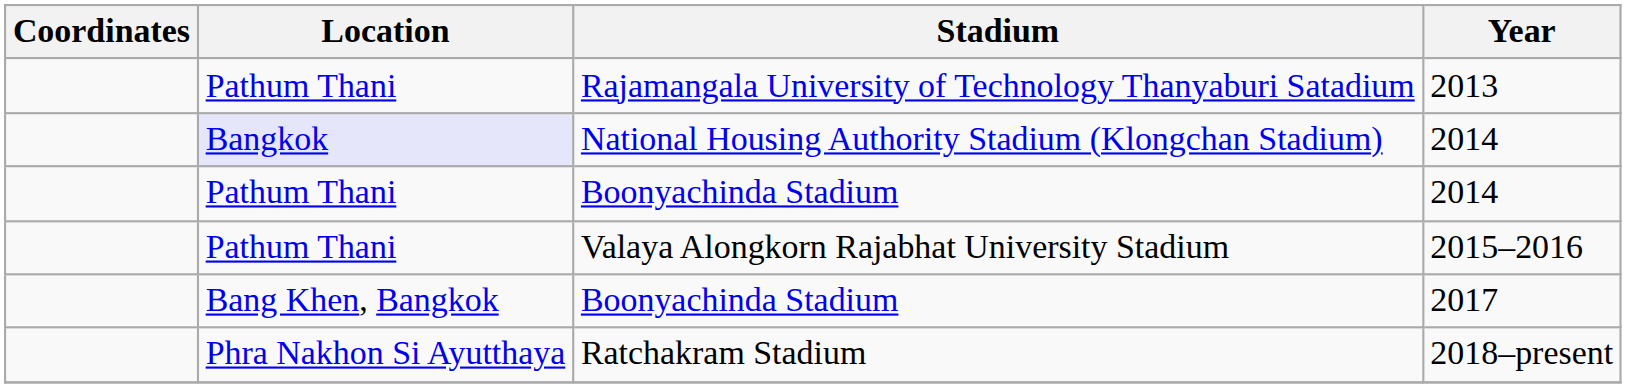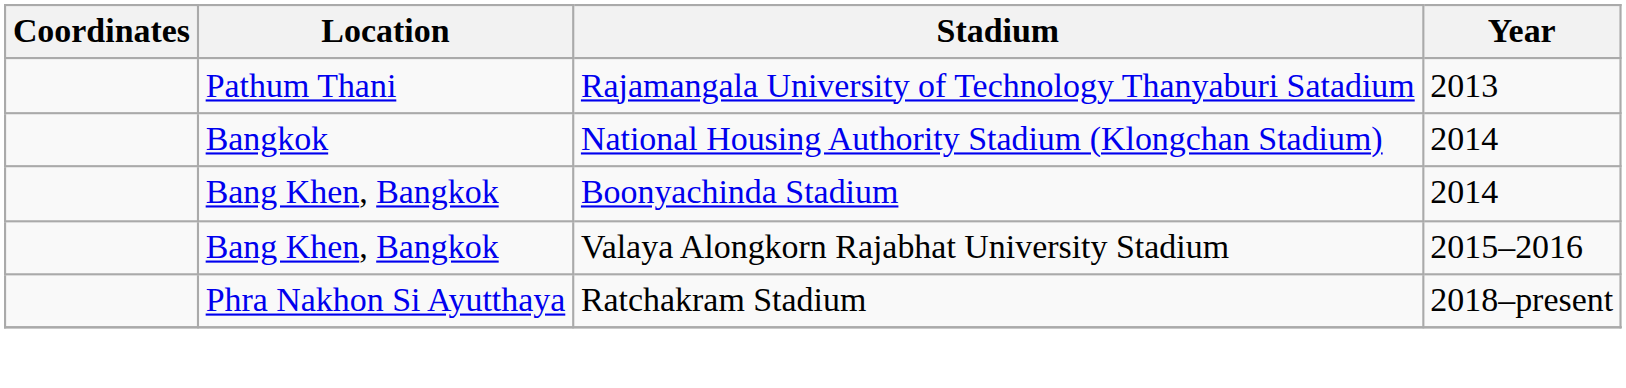(267, 138) lavender background -> (267, 138) no background
(301, 192) Pathum Thani -> (352, 192) Bang Khen, Bangkok
(301, 246) Pathum Thani -> (352, 246) Bang Khen, Bangkok
- row: (740, 300)
